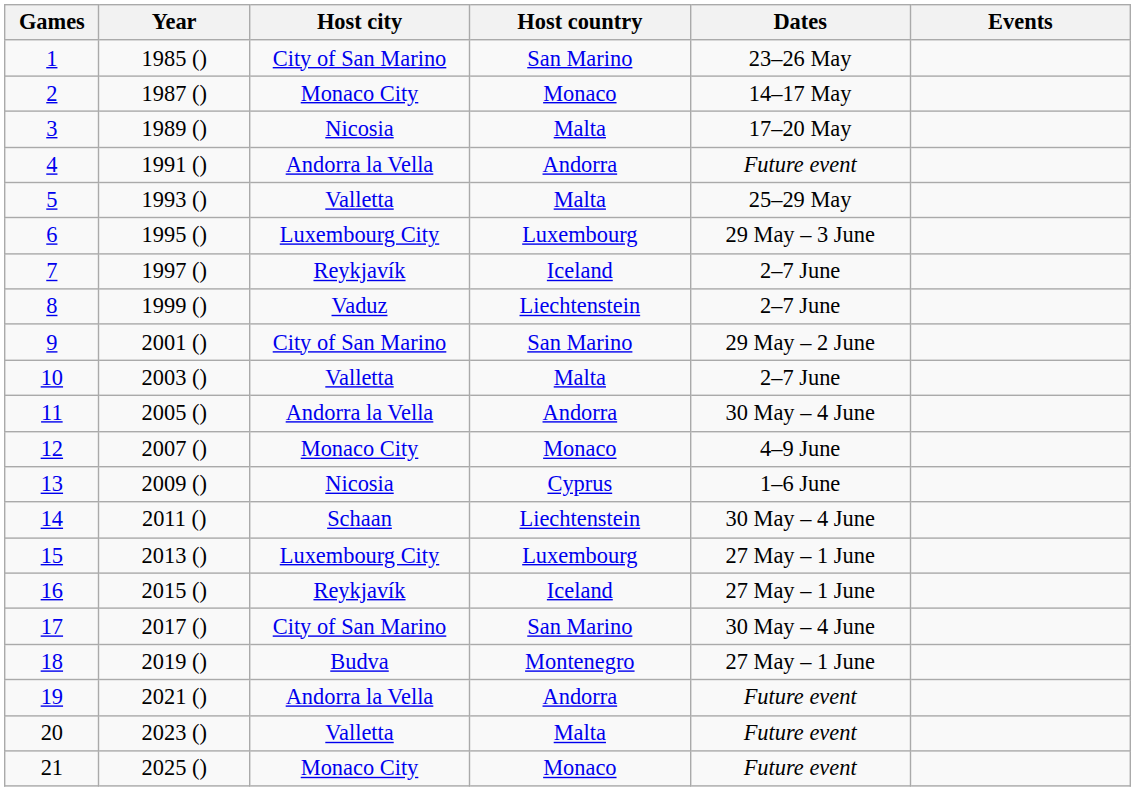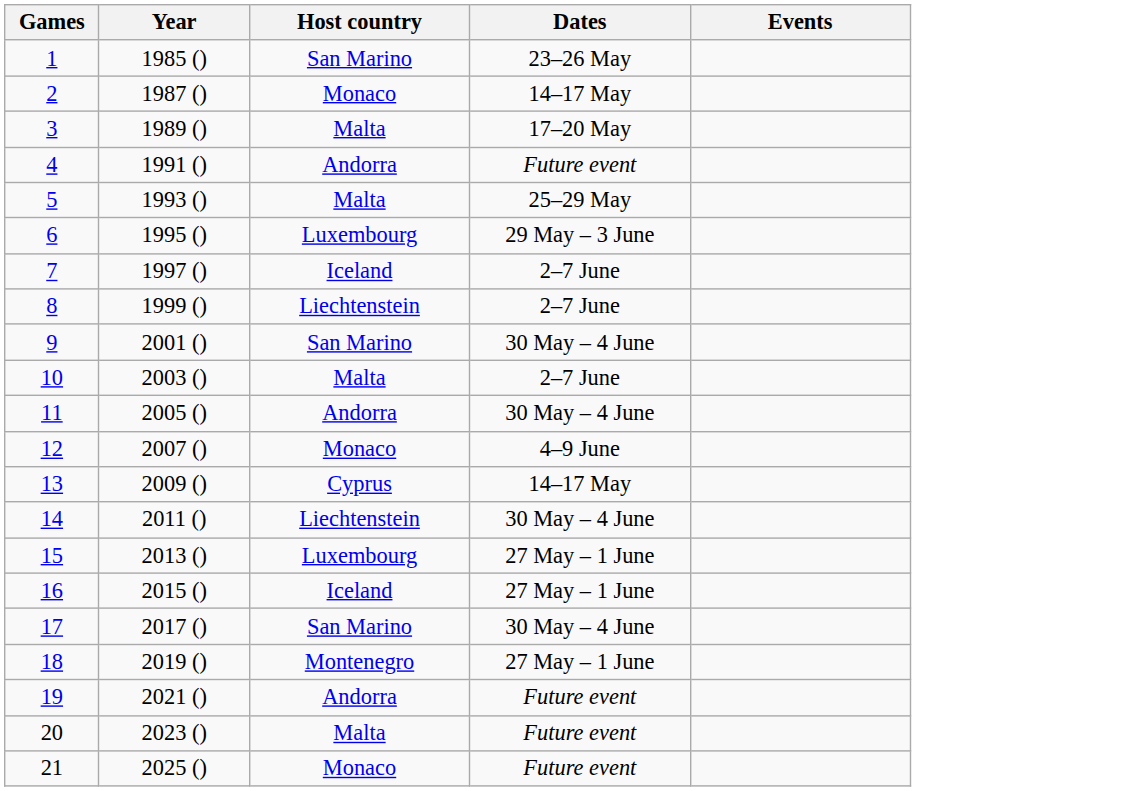- column: (360, 22)
(800, 341) 29 May – 2 June -> (580, 341) 30 May – 4 June
(800, 484) 1–6 June -> (580, 484) 14–17 May
